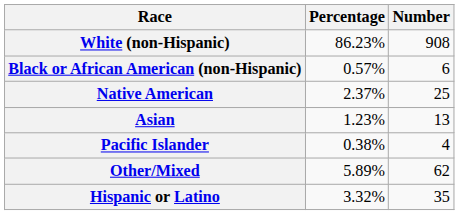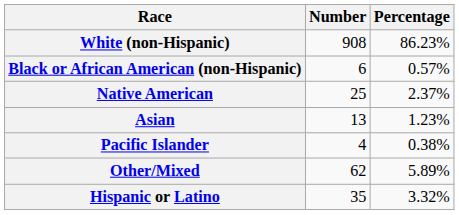columns swapped: (421, 17) <-> (347, 17)
